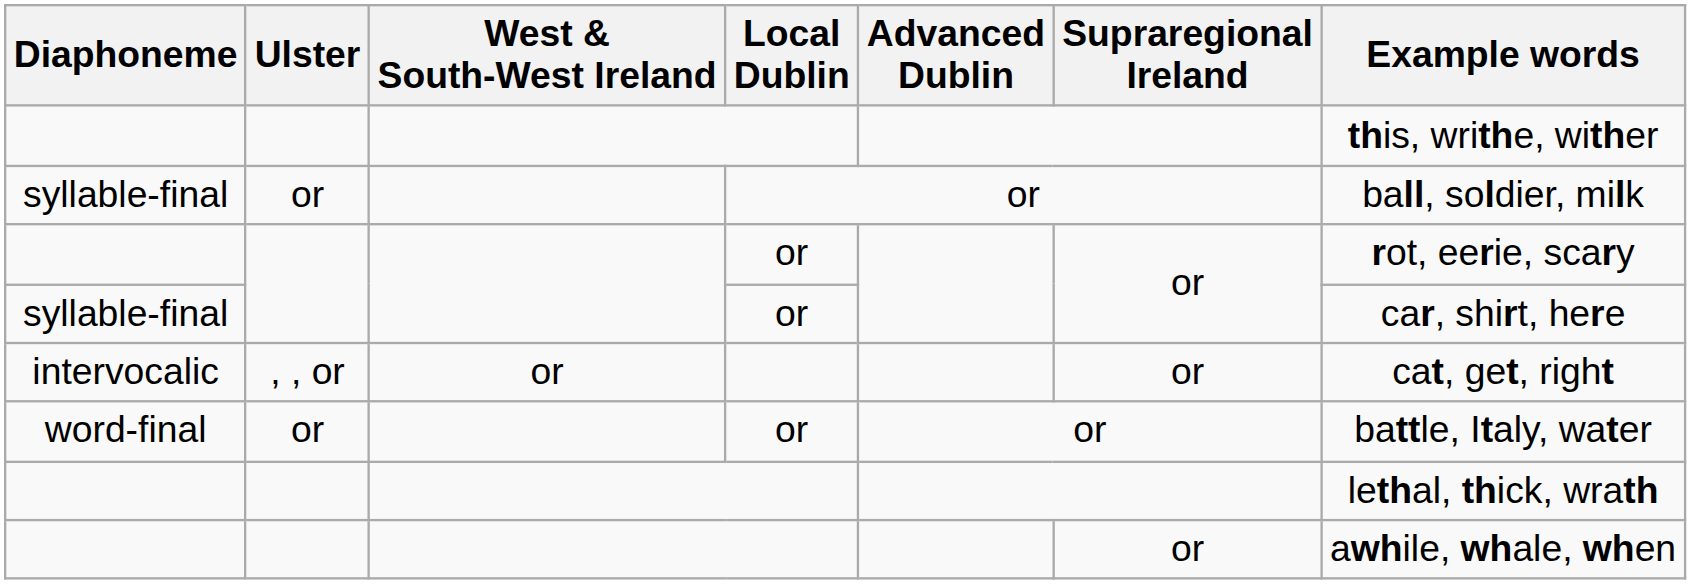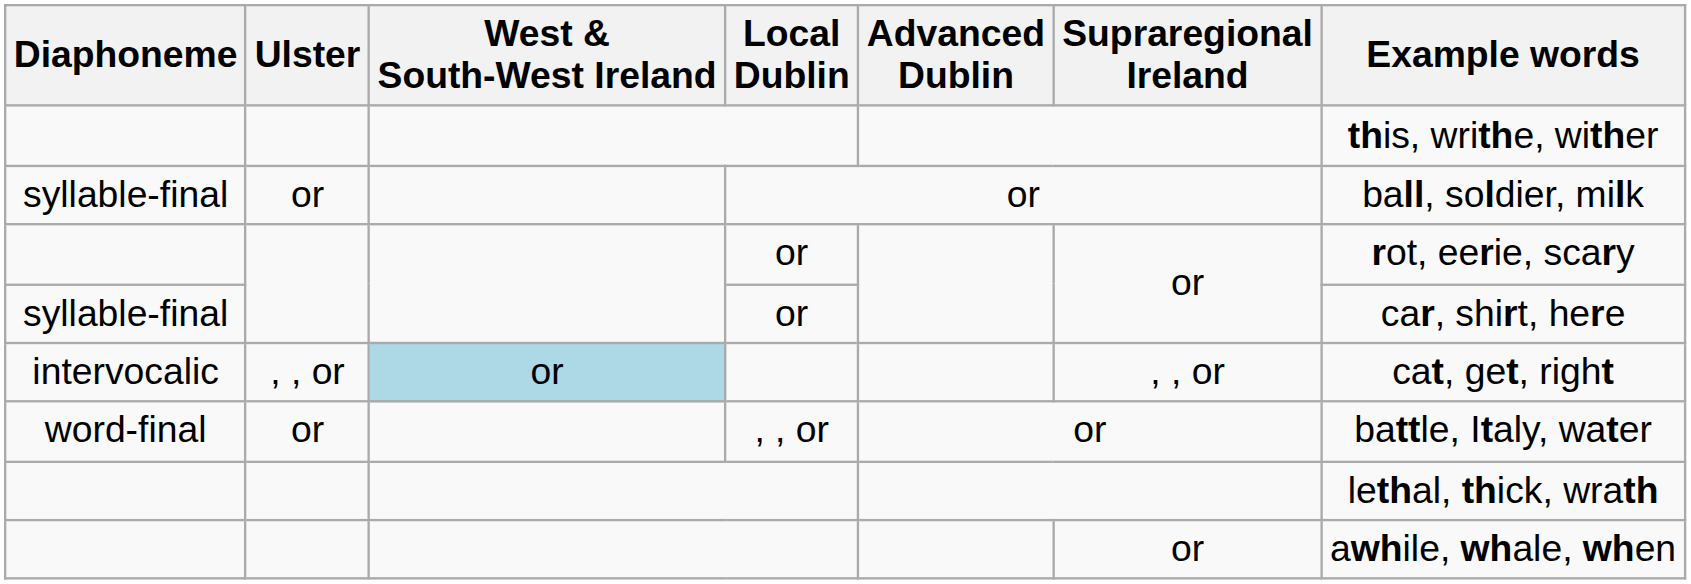(547, 371) no background -> (547, 371) lightblue background
(1188, 371) or -> (1188, 371) , , or
(792, 430) or -> (792, 430) , , or
